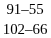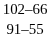rows swapped: (25, 8) <-> (25, 29)
